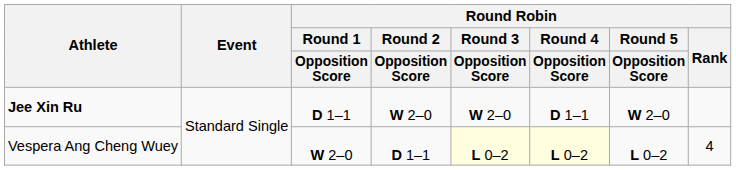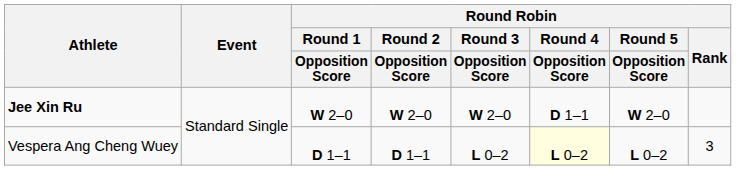(331, 115) D 1–1 -> (331, 115) W 2–0
(331, 154) W 2–0 -> (331, 154) D 1–1
(490, 154) lightyellow background -> (490, 154) no background
(710, 146) 4 -> (710, 146) 3
